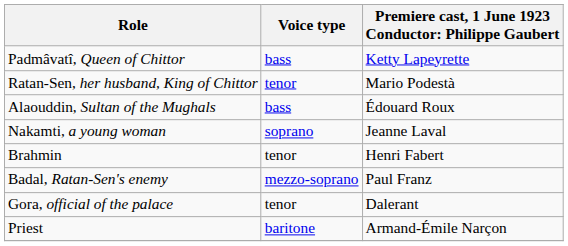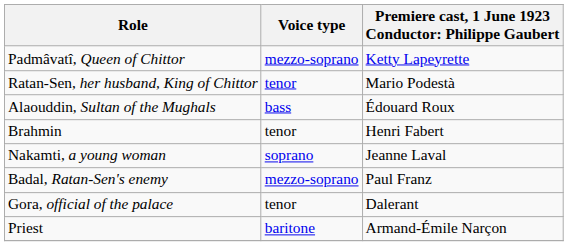(278, 58) bass -> (312, 58) mezzo-soprano
rows swapped: (87, 131) <-> (35, 155)
